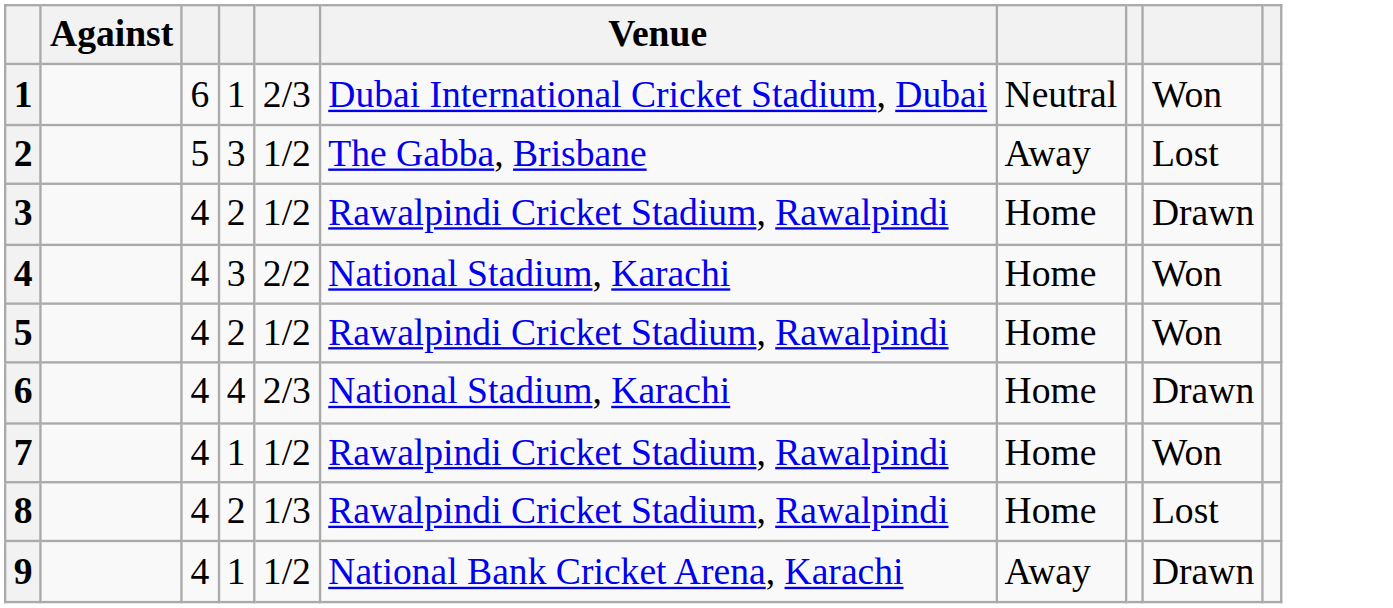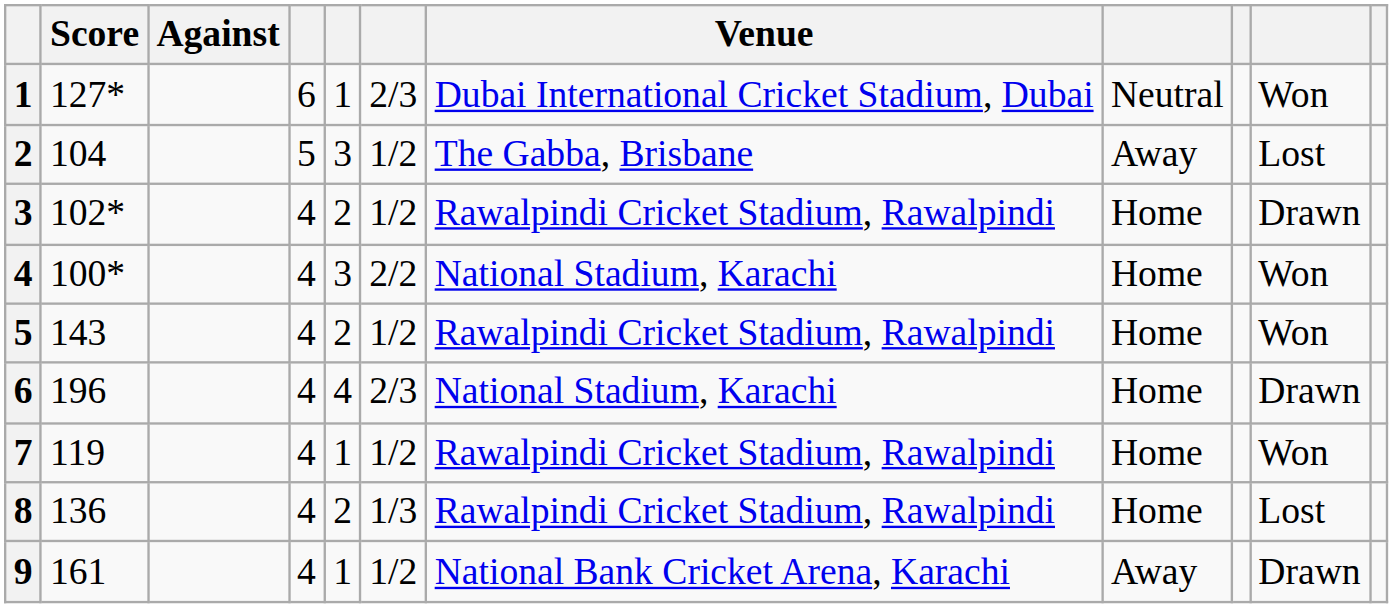+ column: (95, 34)
